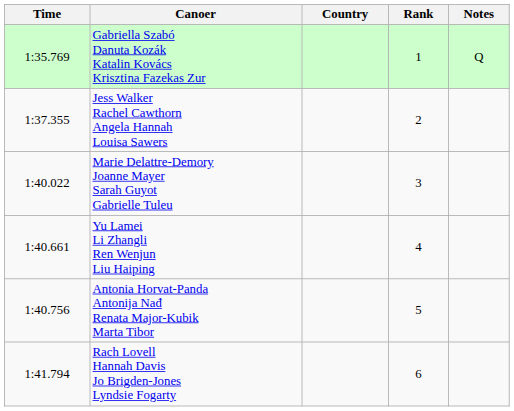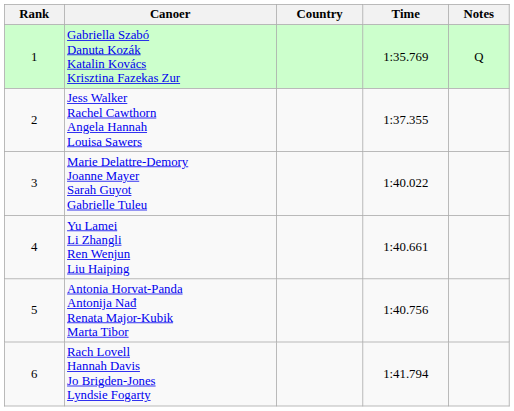columns swapped: (418, 14) <-> (47, 14)
